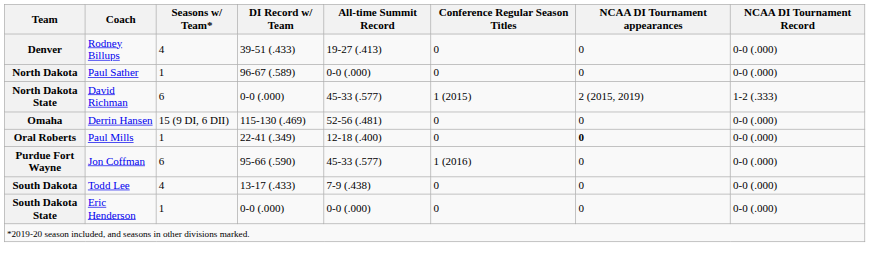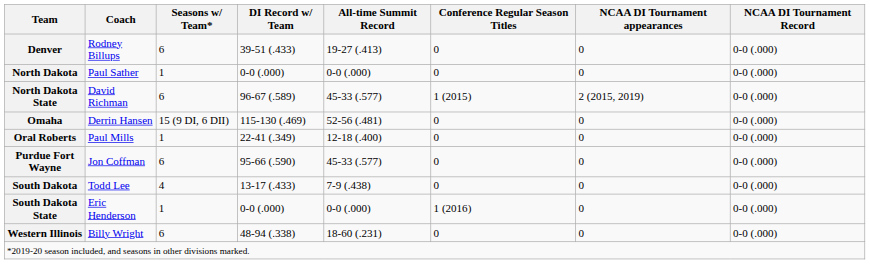(161, 49) 4 -> (161, 49) 6
(268, 73) 96-67 (.589) -> (262, 73) 0-0 (.000)
(262, 96) 0-0 (.000) -> (268, 96) 96-67 (.589)
(755, 96) 1-2 (.333) -> (755, 96) 0-0 (.000)
(581, 138) bold -> (581, 138) normal
(452, 161) 1 (2016) -> (436, 161) 0
(436, 209) 0 -> (452, 209) 1 (2016)
+ row: (45, 232)
